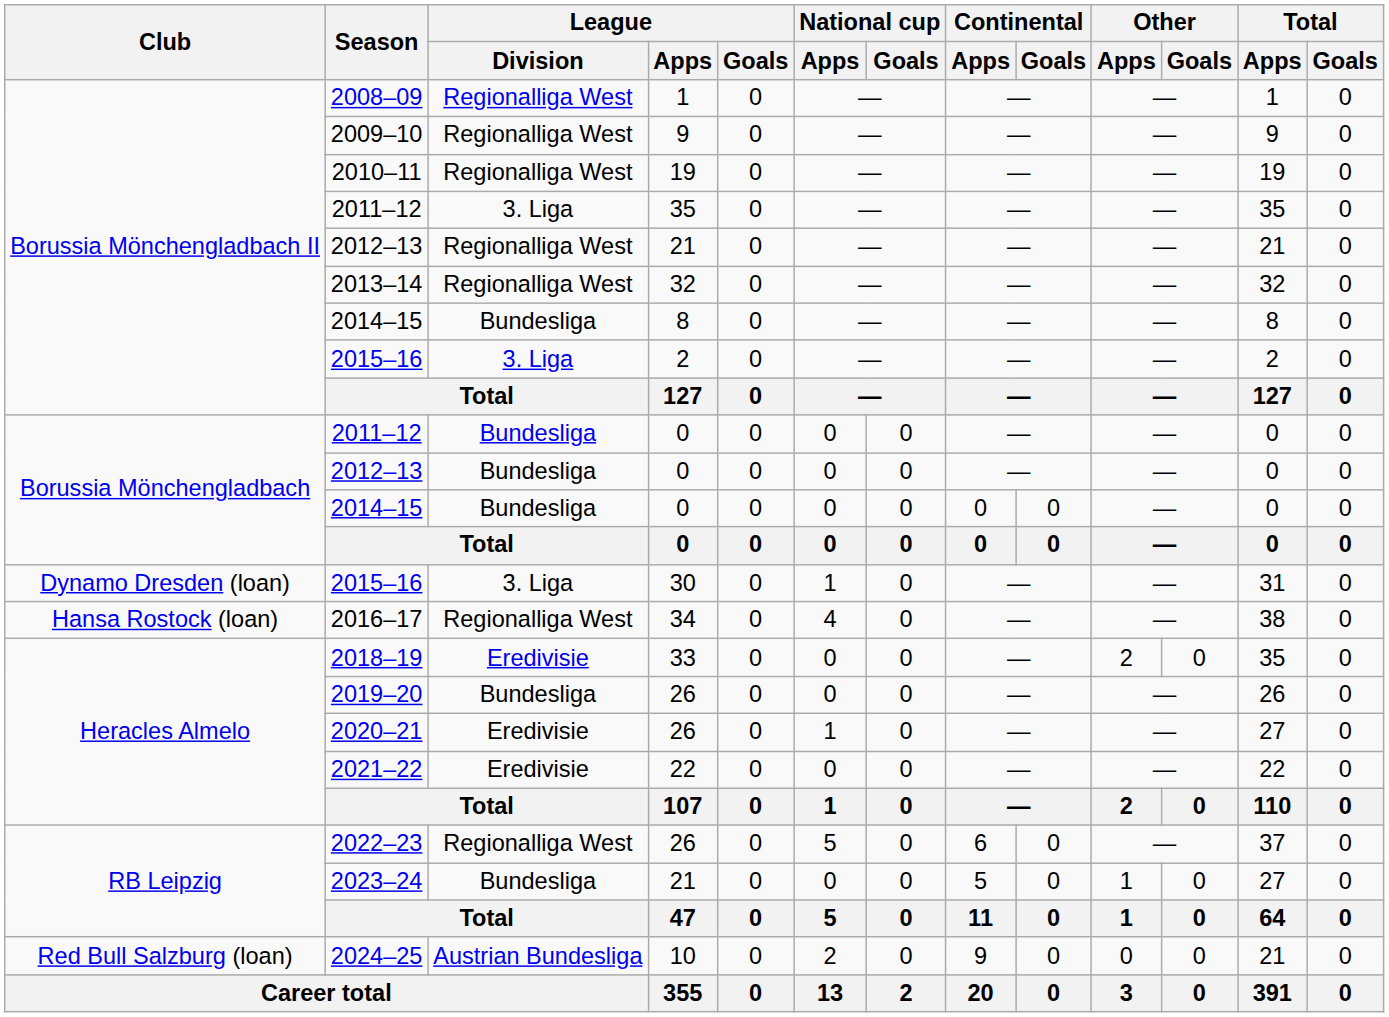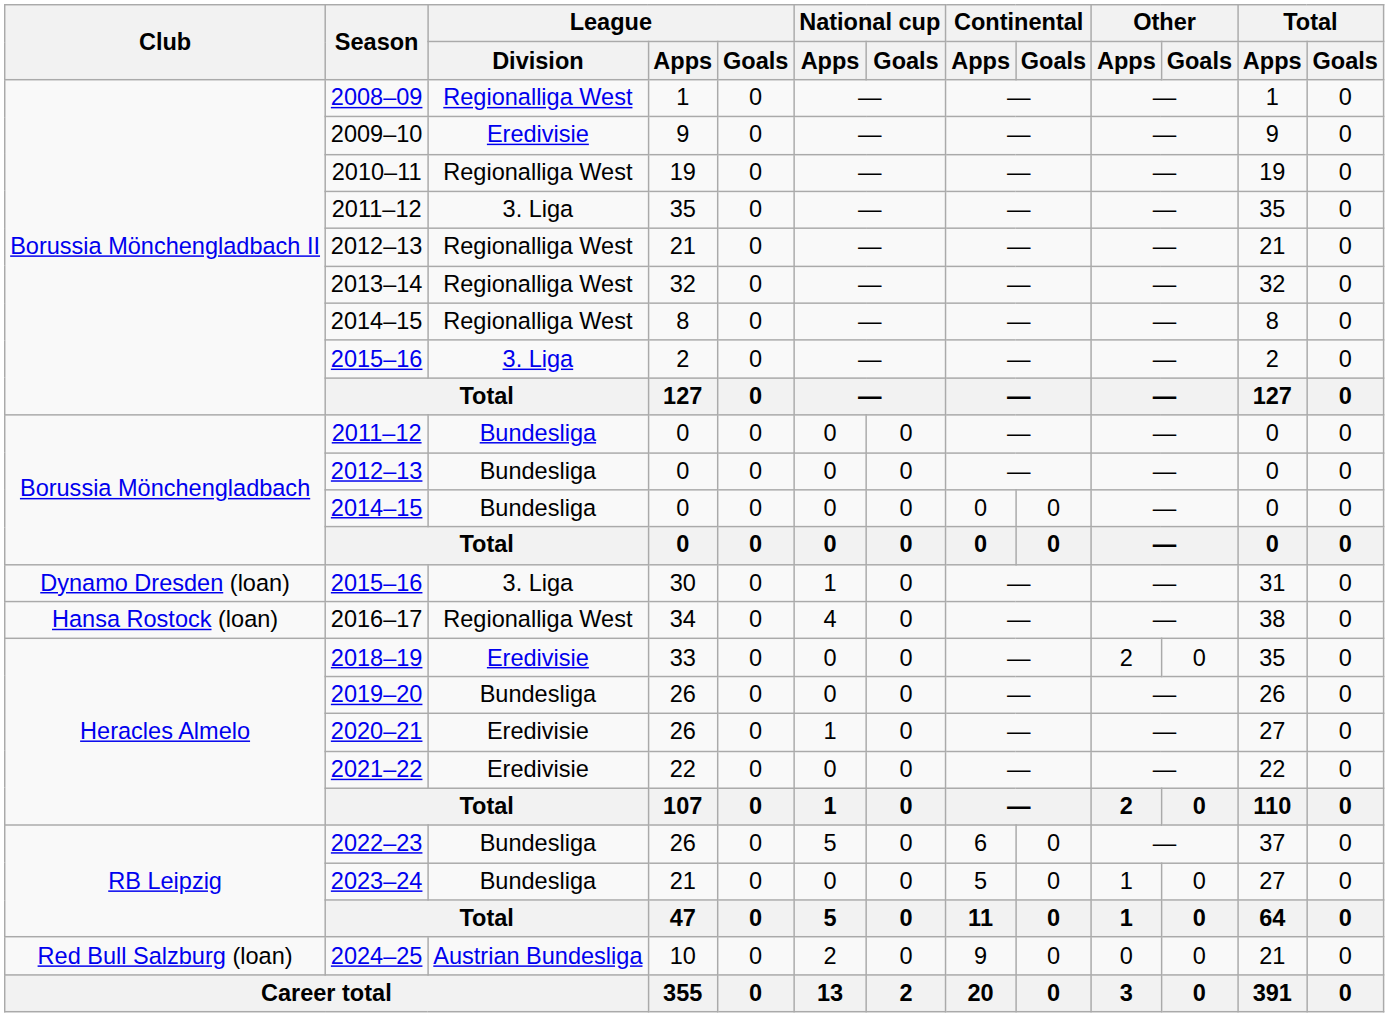(538, 135) Regionalliga West -> (538, 135) Eredivisie
(538, 321) Bundesliga -> (538, 321) Regionalliga West
(538, 843) Regionalliga West -> (538, 843) Bundesliga
